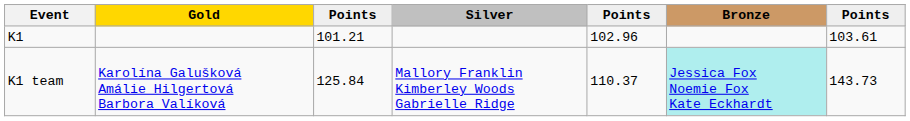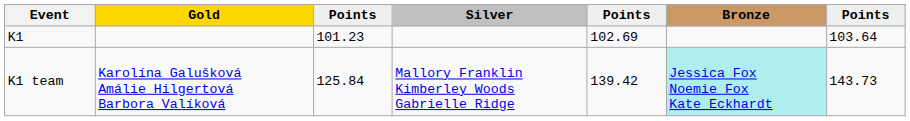(340, 37) 101.21 -> (340, 37) 101.23
(614, 37) 102.96 -> (614, 37) 102.69
(853, 37) 103.61 -> (853, 37) 103.64
(614, 81) 110.37 -> (614, 81) 139.42
